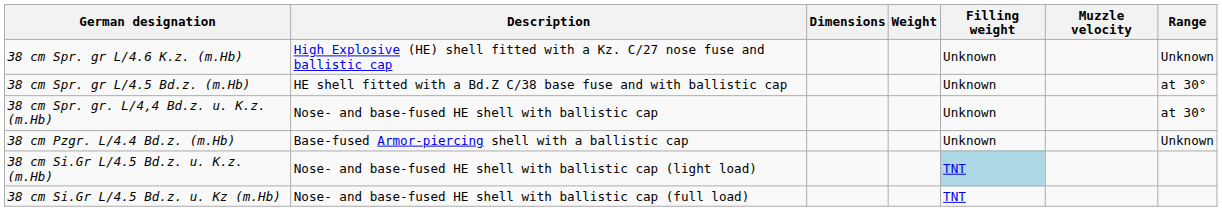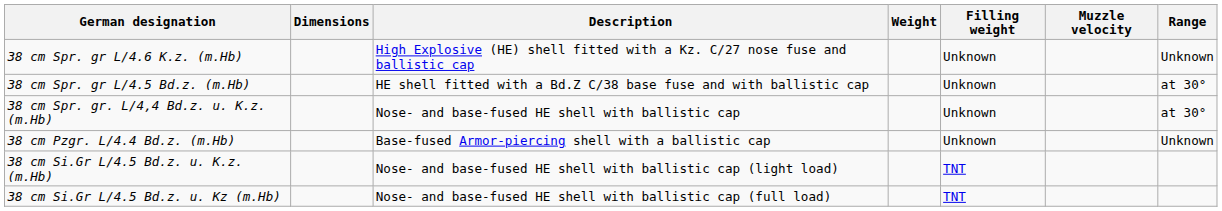columns swapped: (549, 22) <-> (848, 22)
(955, 168) lightblue background -> (955, 168) no background
